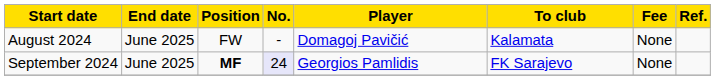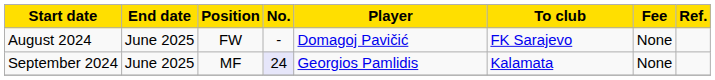(522, 39) Kalamata -> (531, 39) FK Sarajevo
(230, 63) bold -> (230, 63) normal
(531, 63) FK Sarajevo -> (522, 63) Kalamata
